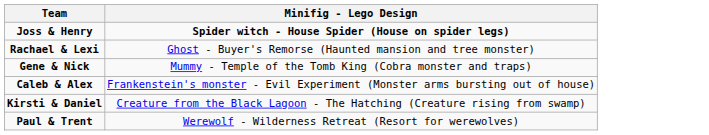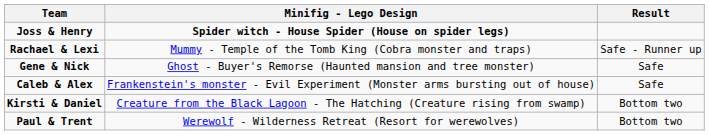+ column: (651, 13)
(351, 49) Ghost - Buyer's Remorse (Haunted mansion and tree monster) -> (351, 49) Mummy - Temple of the Tomb King (Cobra monster and traps)
(351, 67) Mummy - Temple of the Tomb King (Cobra monster and traps) -> (351, 67) Ghost - Buyer's Remorse (Haunted mansion and tree monster)
